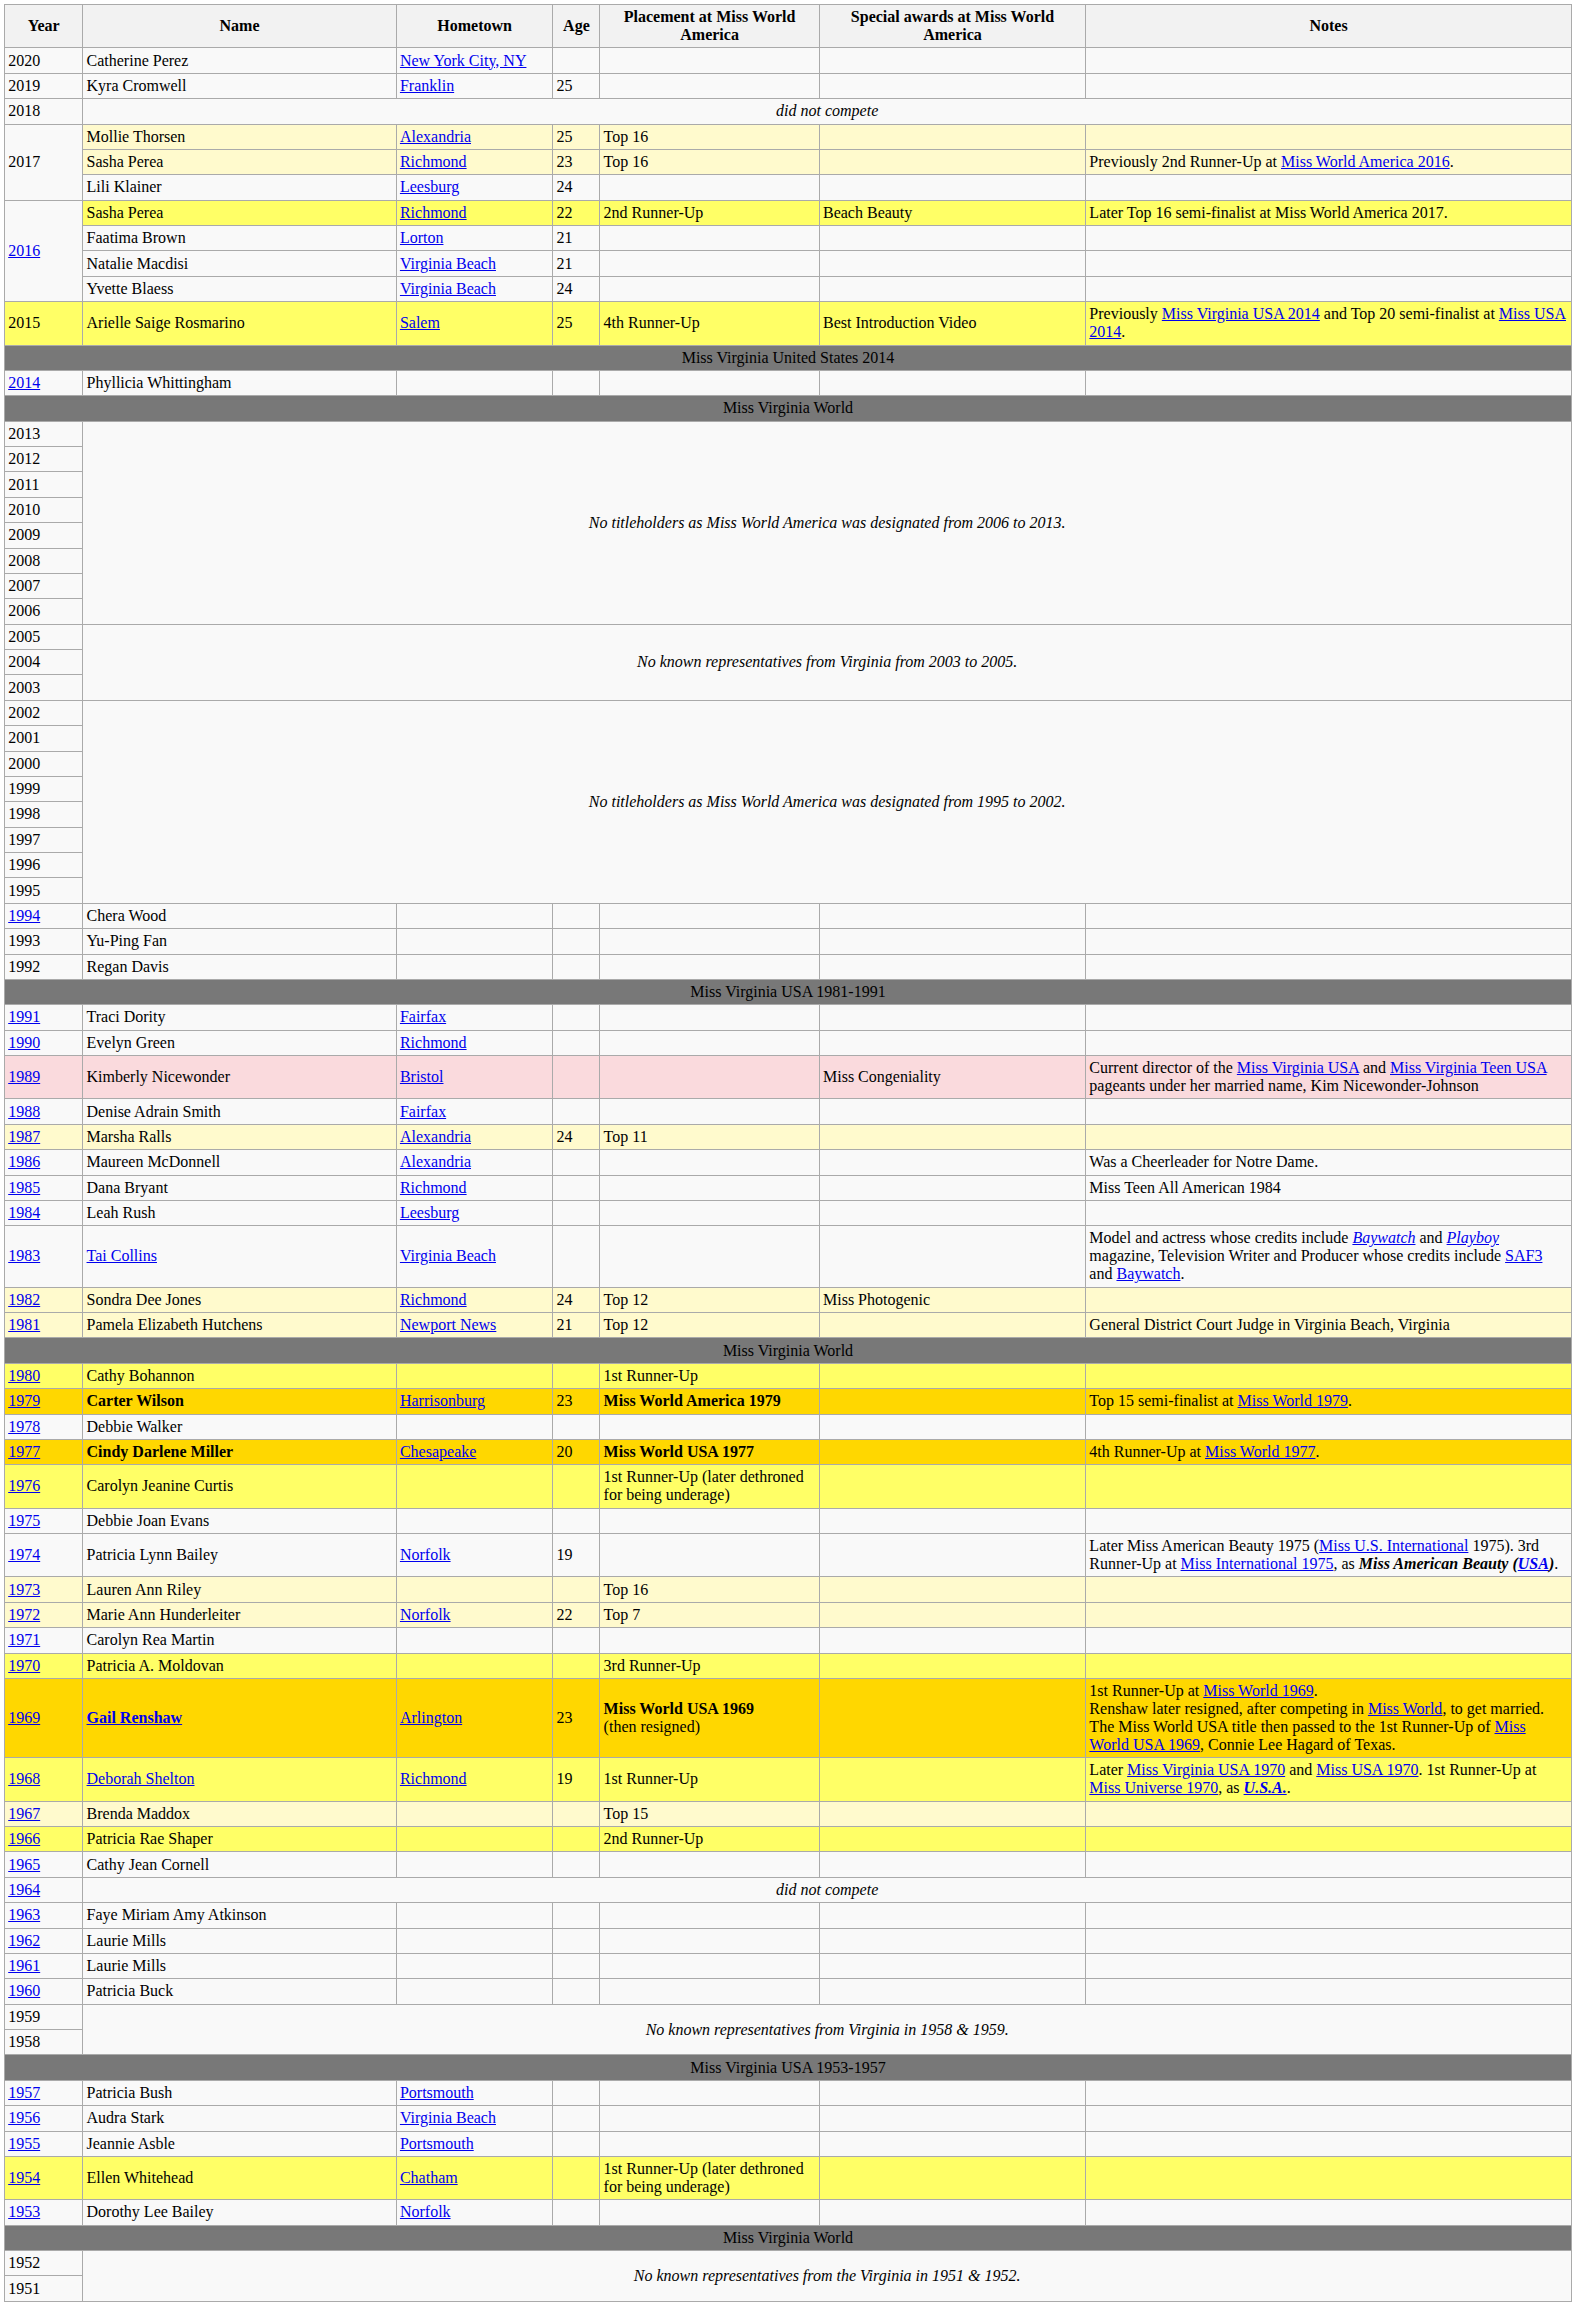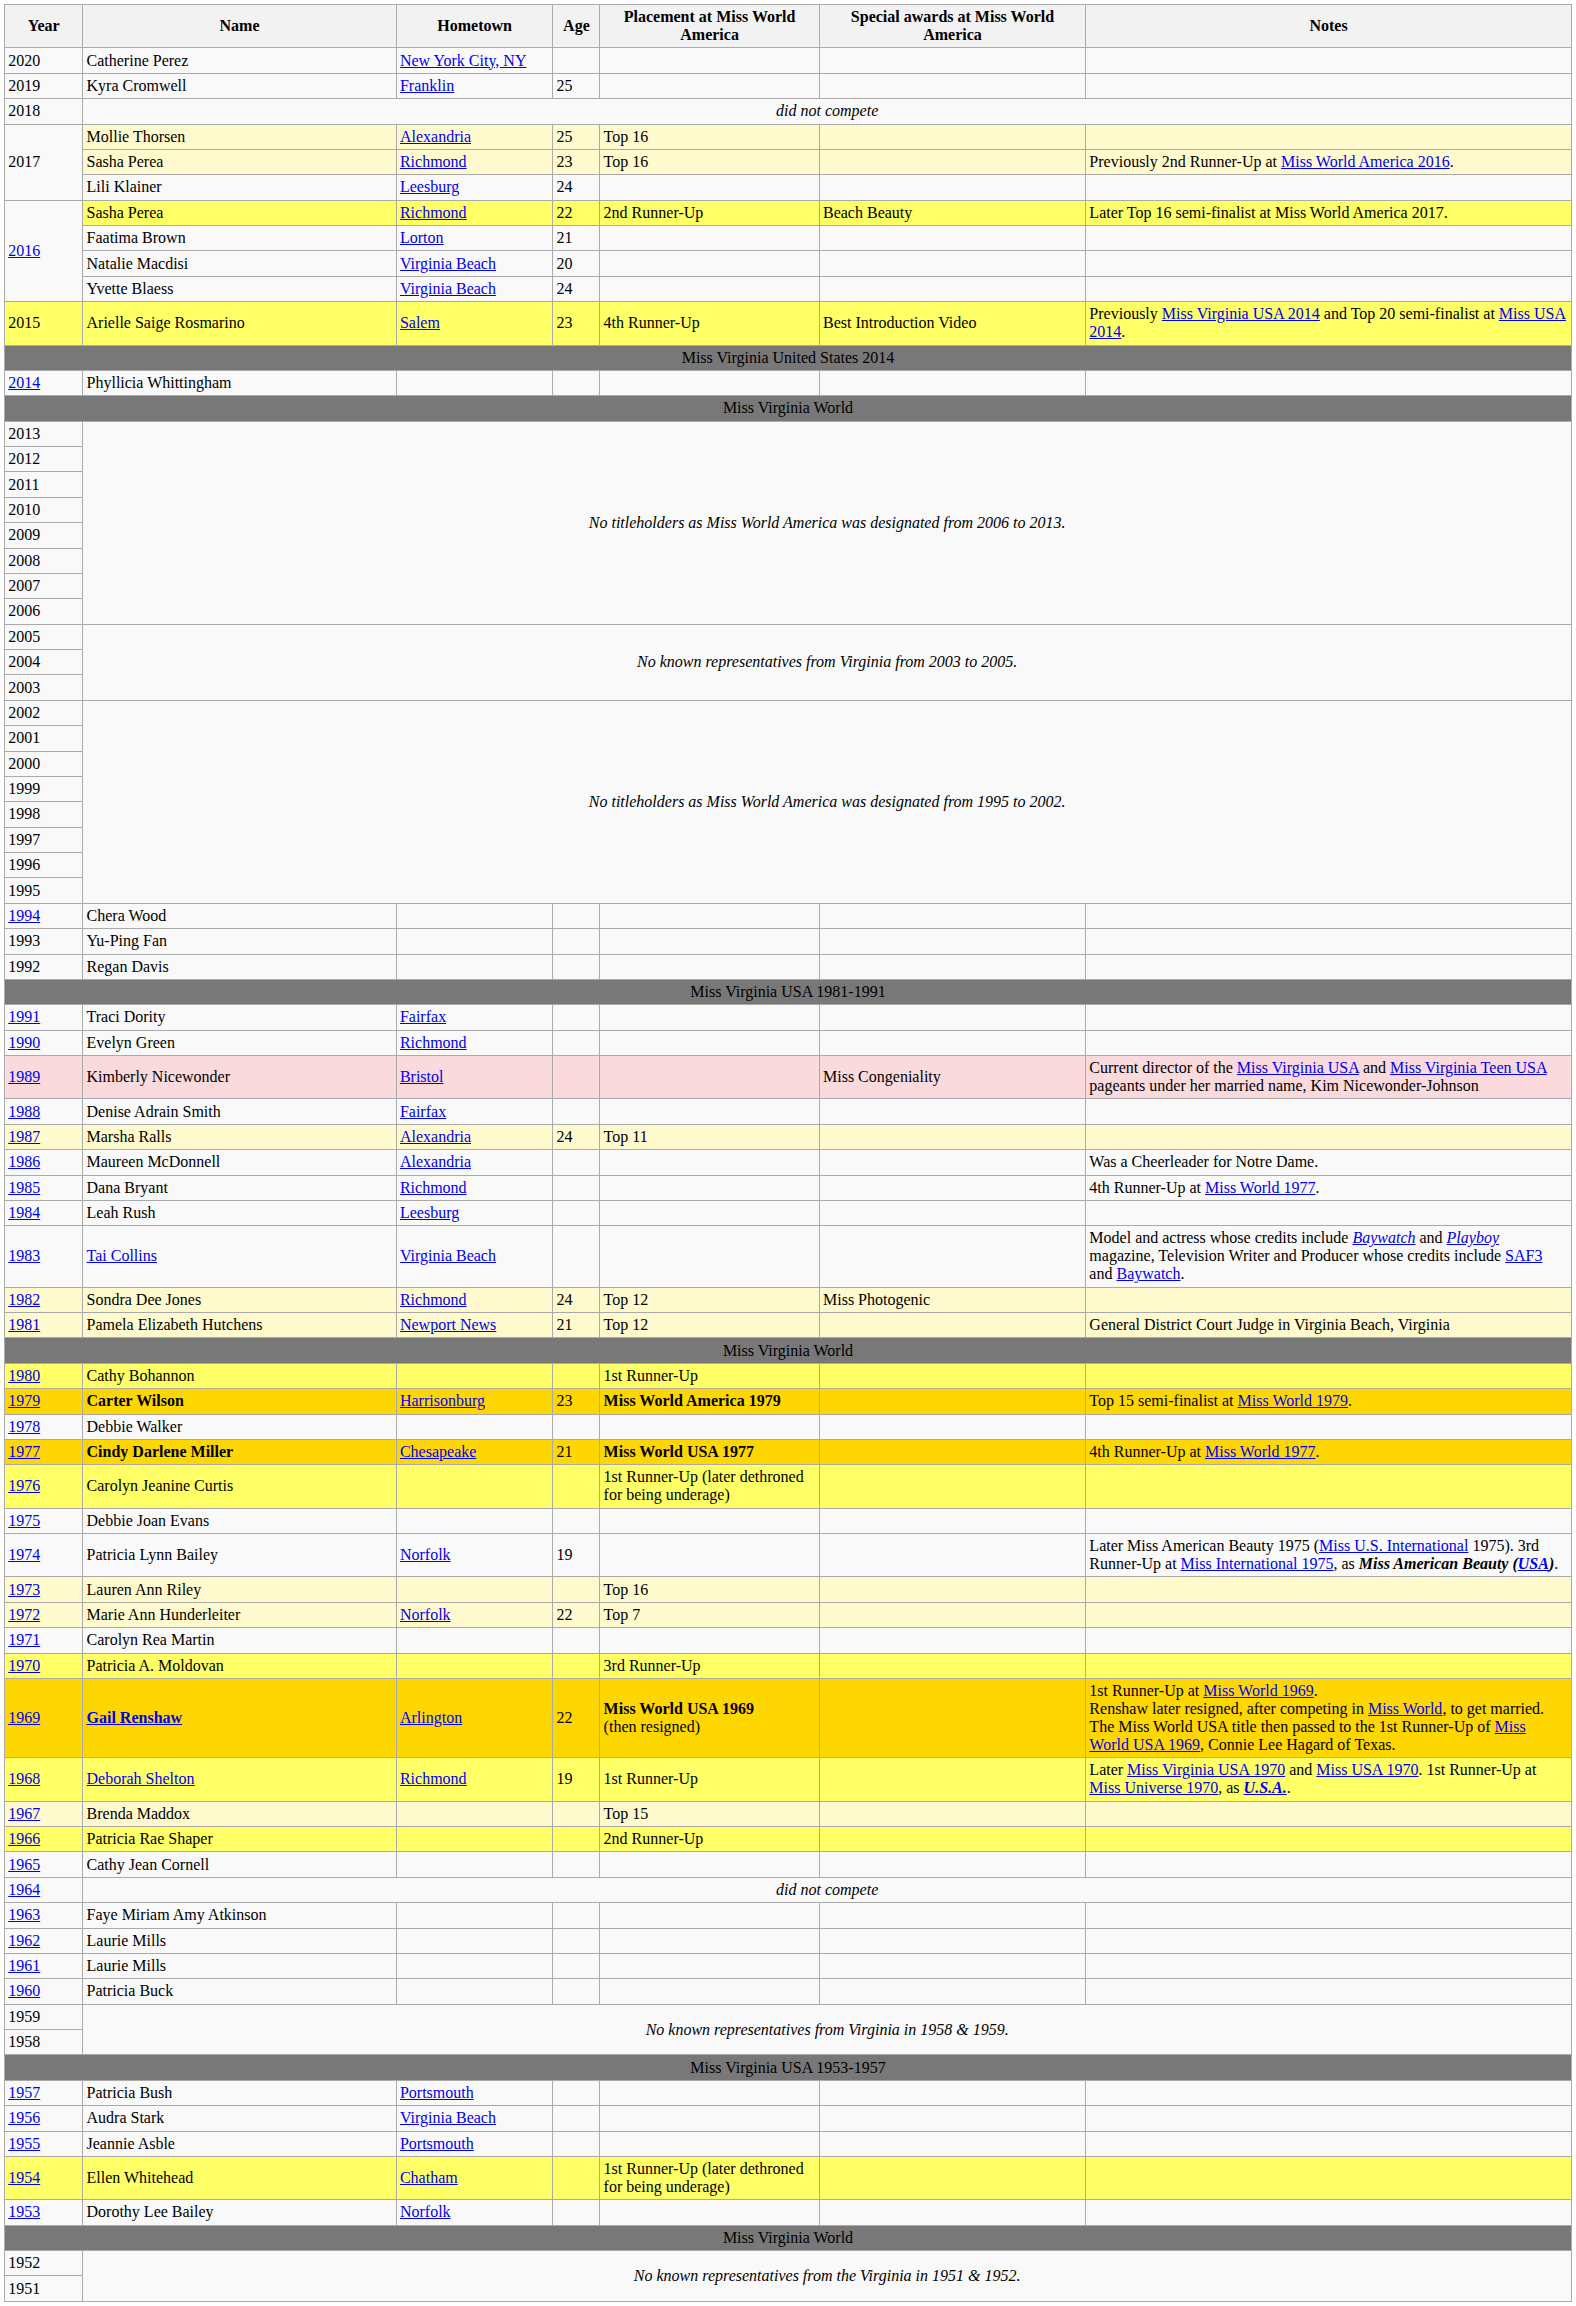(565, 263) 21 -> (565, 263) 20
(565, 323) 25 -> (565, 323) 23
(1185, 1187) Miss Teen All American 1984 -> (1204, 1187) 4th Runner-Up at Miss World 1977.
(565, 1452) 20 -> (565, 1452) 21
(565, 1718) 23 -> (565, 1718) 22
